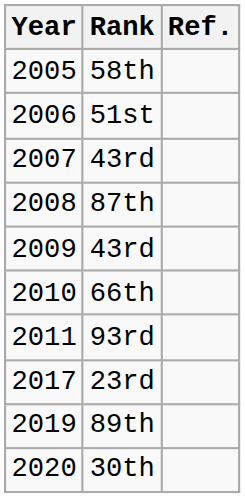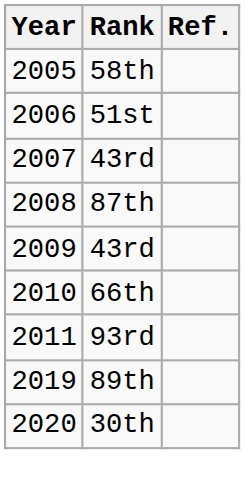- row: (44, 381)
